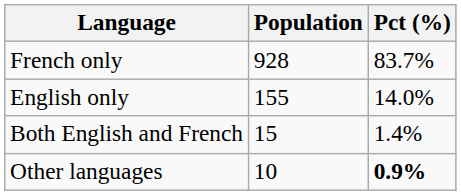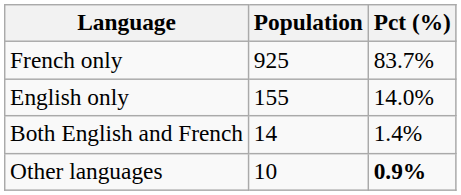(271, 60) 928 -> (271, 60) 925
(265, 134) 15 -> (265, 134) 14
